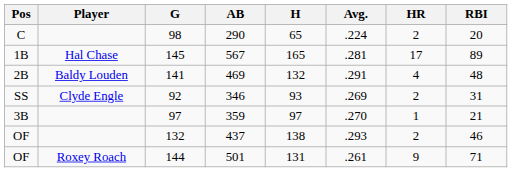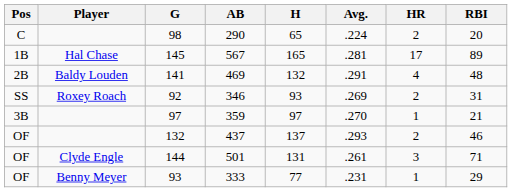(91, 95) Clyde Engle -> (91, 95) Roxey Roach
(296, 136) 138 -> (296, 136) 137
(91, 156) Roxey Roach -> (91, 156) Clyde Engle
(416, 156) 9 -> (416, 156) 3
+ row: (235, 177)
